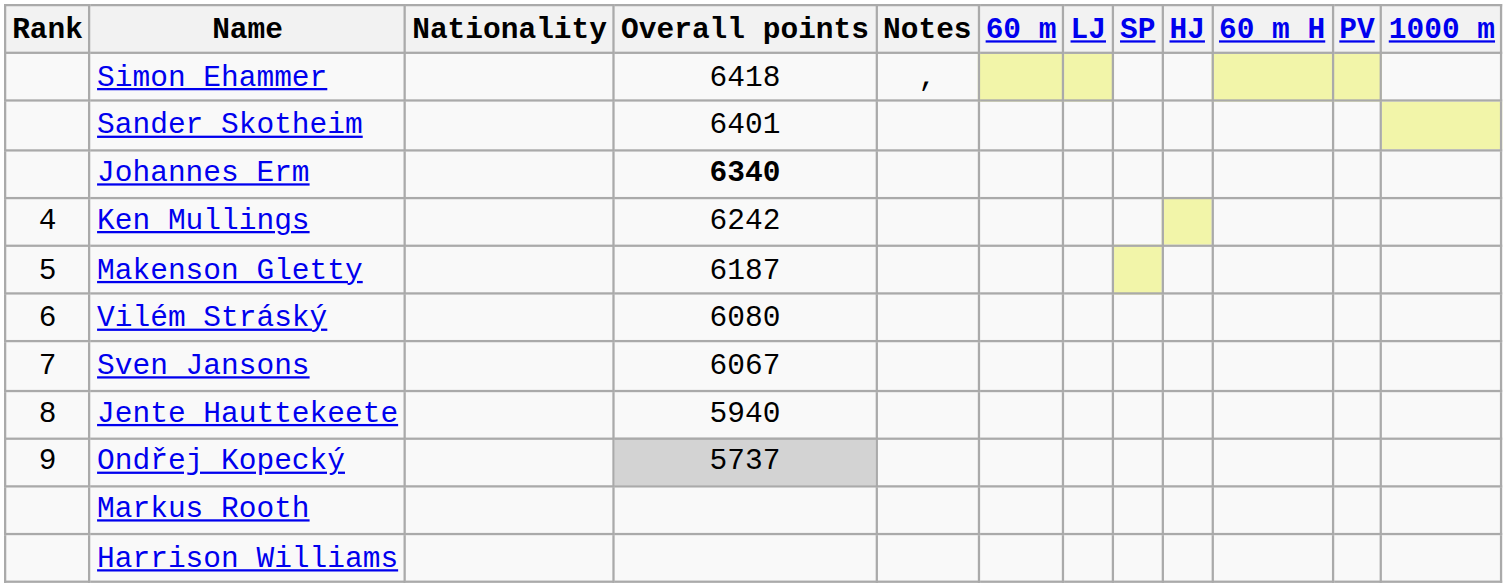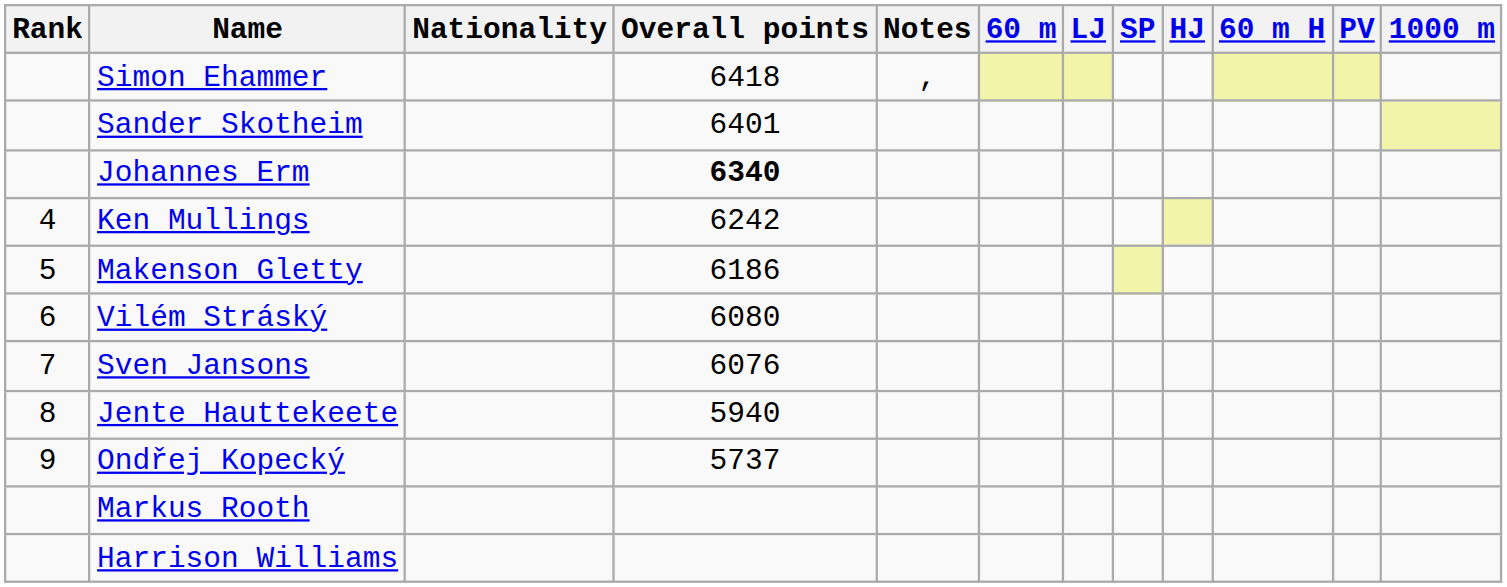(745, 270) 6187 -> (745, 270) 6186
(745, 366) 6067 -> (745, 366) 6076
(745, 462) lightgrey background -> (745, 462) no background
